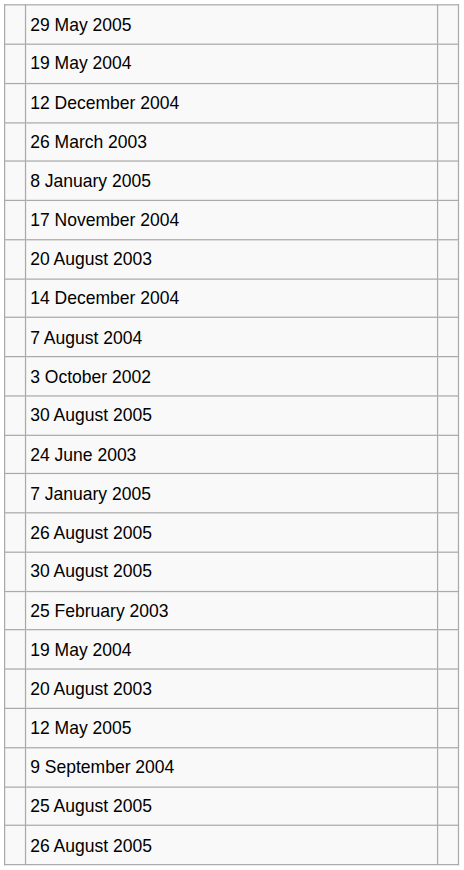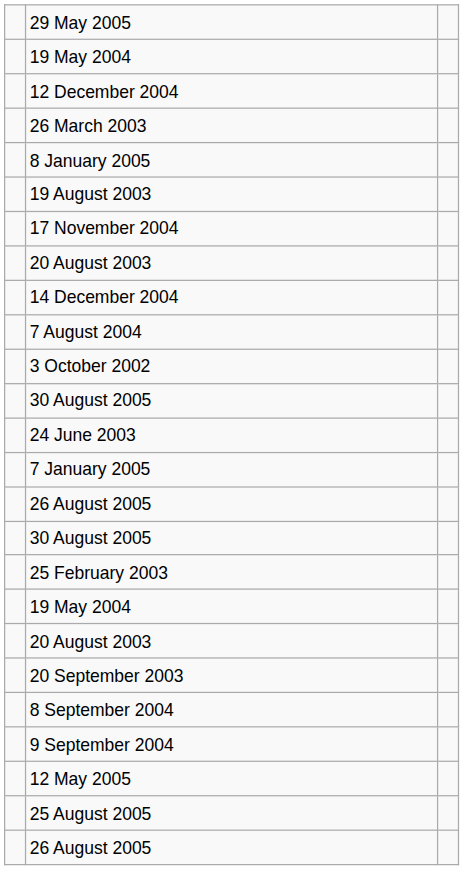+ row: (15, 194)
+ row: (15, 676)
+ row: (15, 710)
rows swapped: (15, 767) <-> (15, 728)
